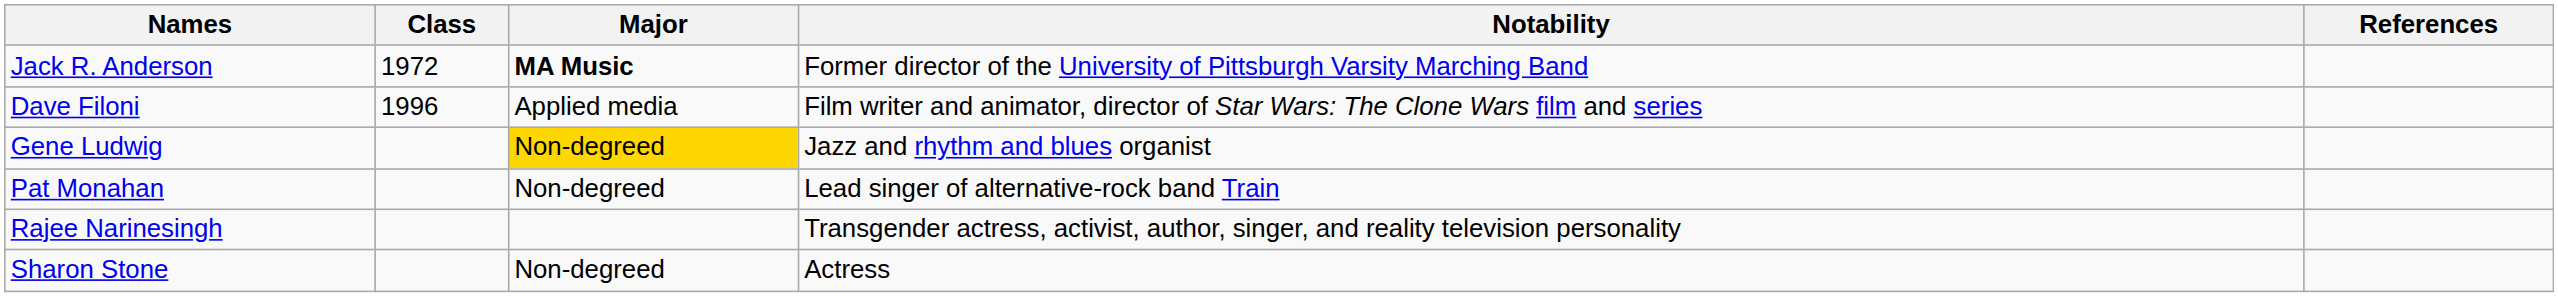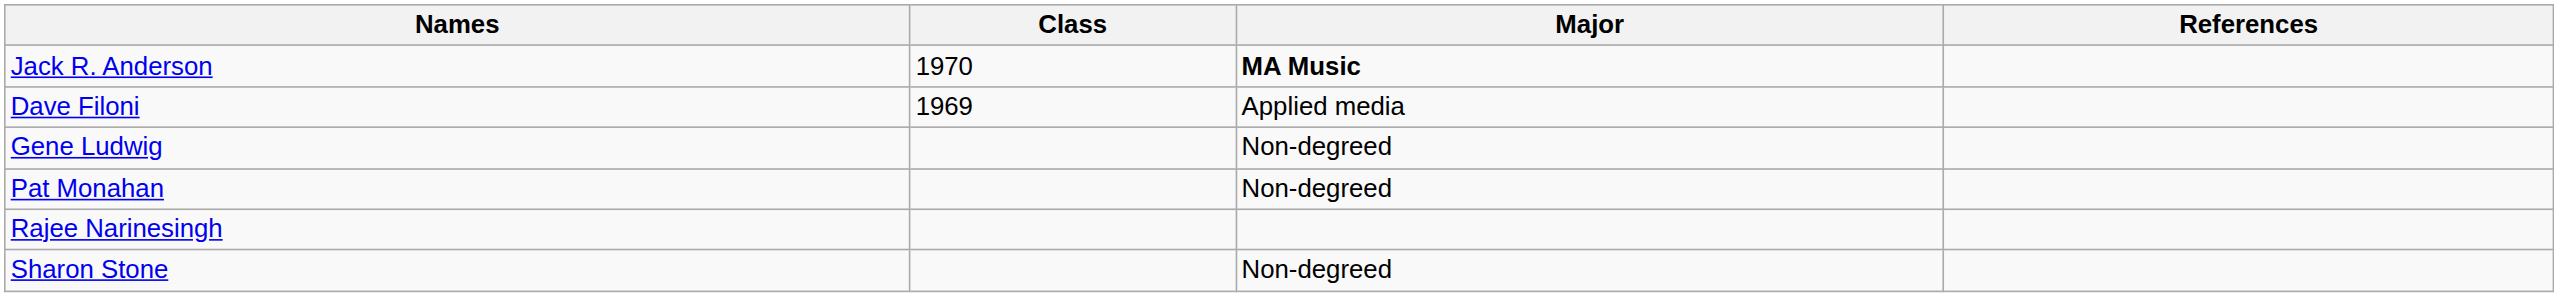- column: (1551, 24)
(410, 65) 1972 -> (944, 65) 1970
(410, 106) 1996 -> (944, 106) 1969
(590, 147) gold background -> (1317, 147) no background
